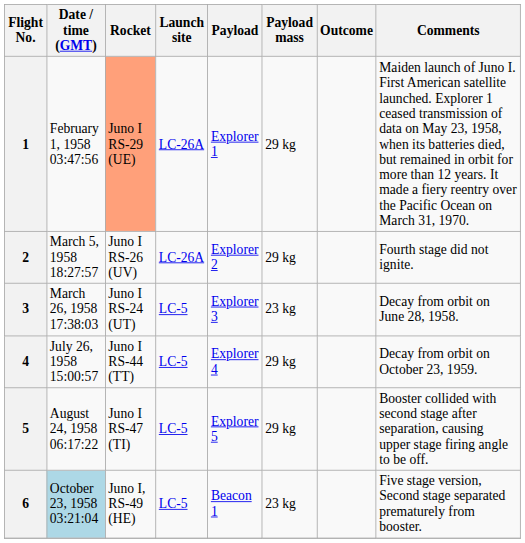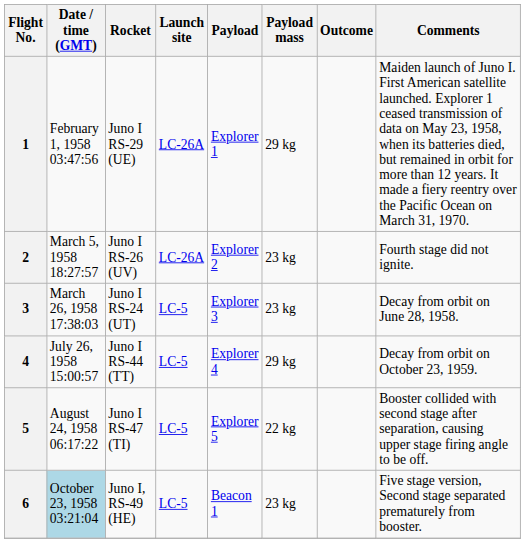(126, 143) lightsalmon background -> (126, 143) no background
(281, 257) 29 kg -> (281, 257) 23 kg
(281, 429) 29 kg -> (281, 429) 22 kg
